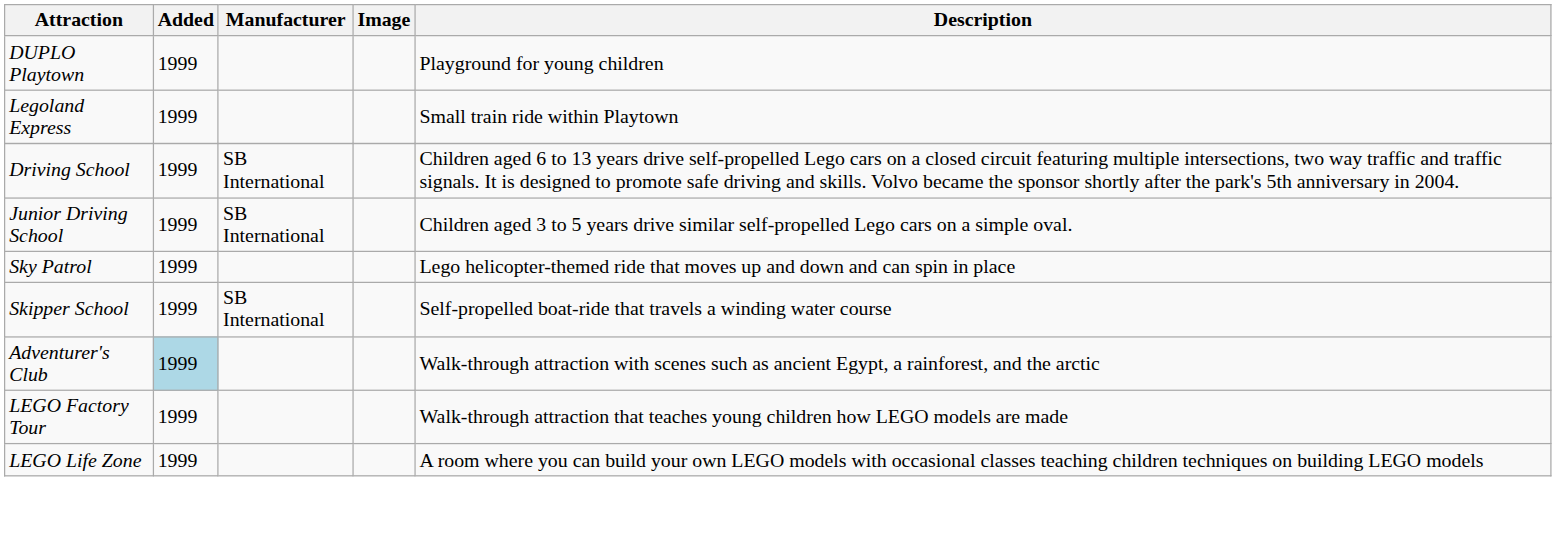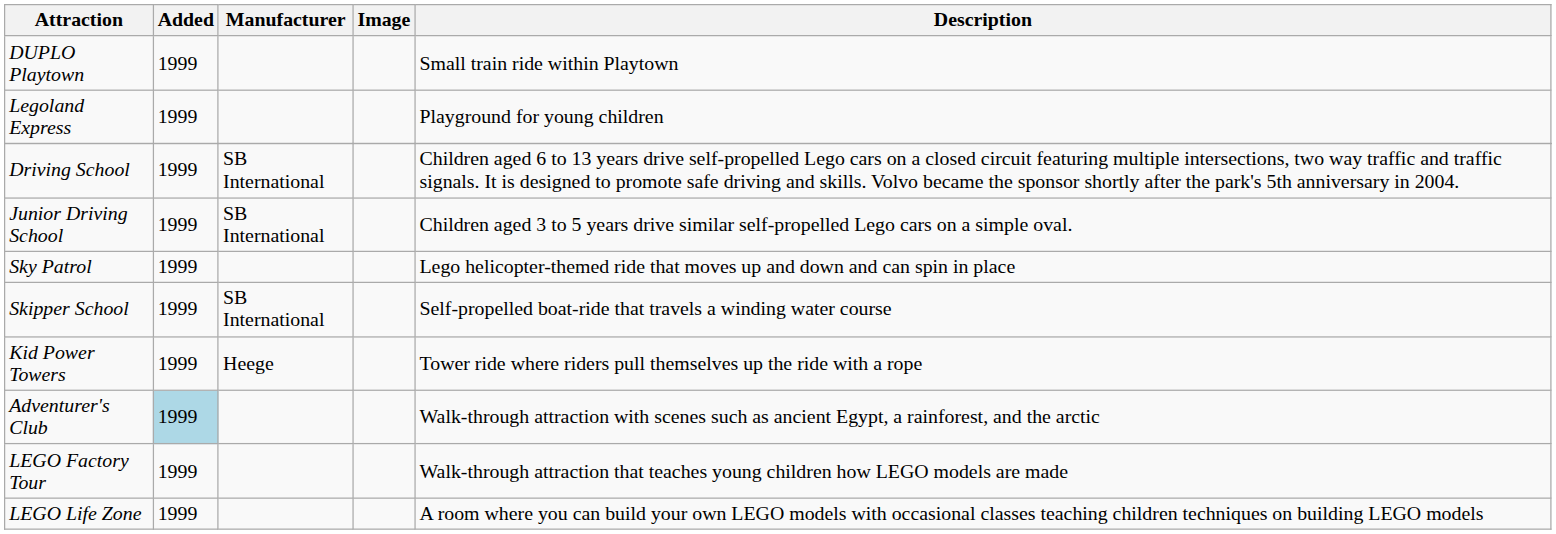(542, 62) Playground for young children -> (549, 62) Small train ride within Playtown
(549, 116) Small train ride within Playtown -> (542, 116) Playground for young children
+ row: (52, 363)
